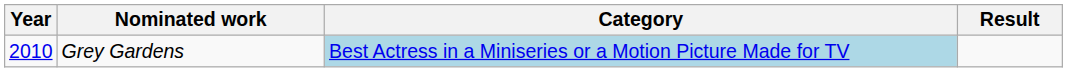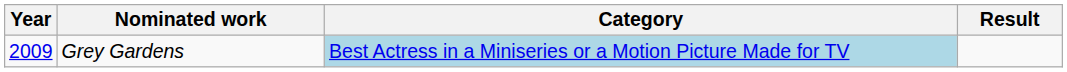(31, 50) 2010 -> (31, 50) 2009
